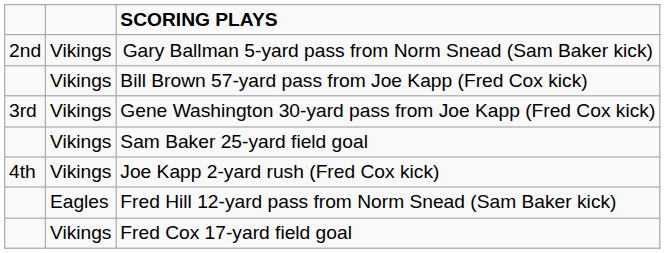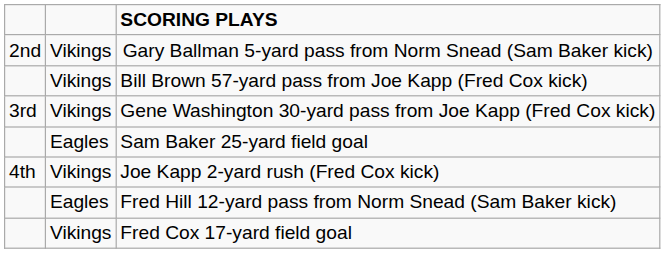(81, 141) Vikings -> (79, 141) Eagles
